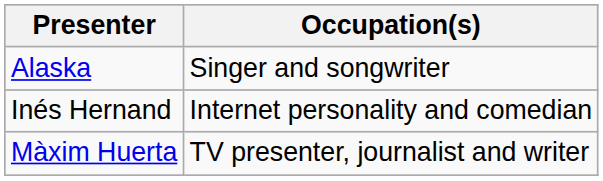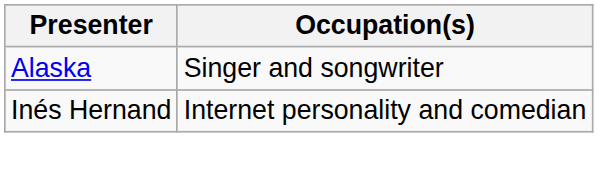- row: (94, 152)
